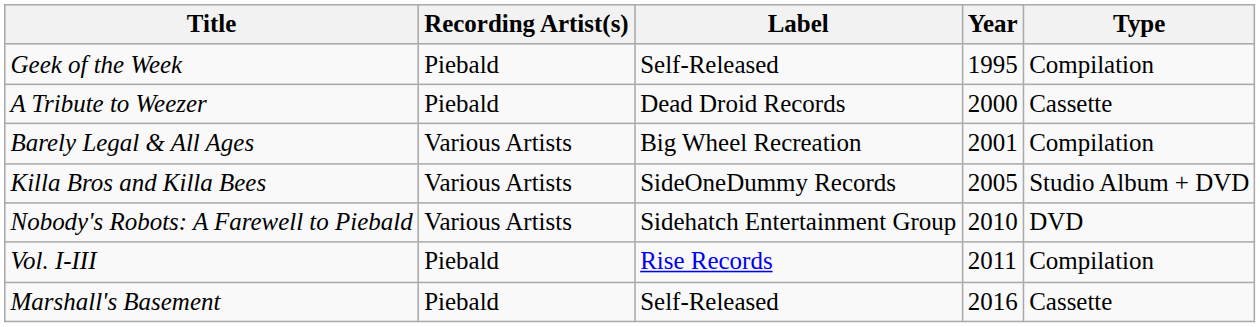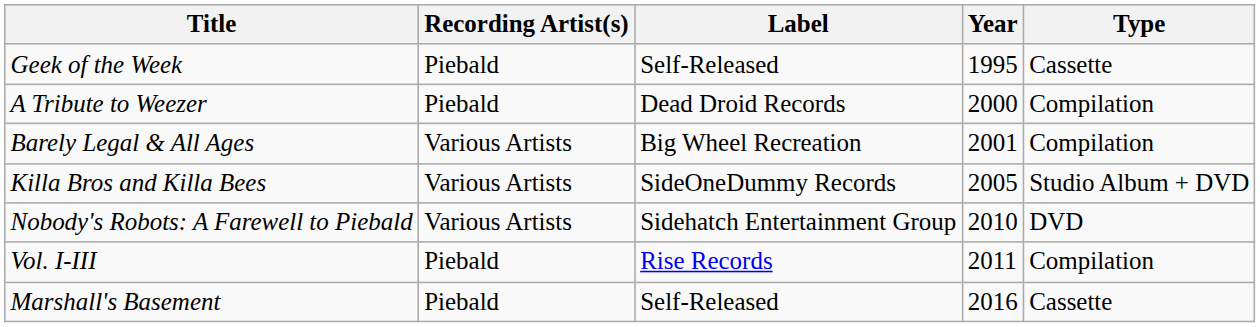(1092, 63) Compilation -> (1071, 63) Cassette
(1071, 103) Cassette -> (1092, 103) Compilation
